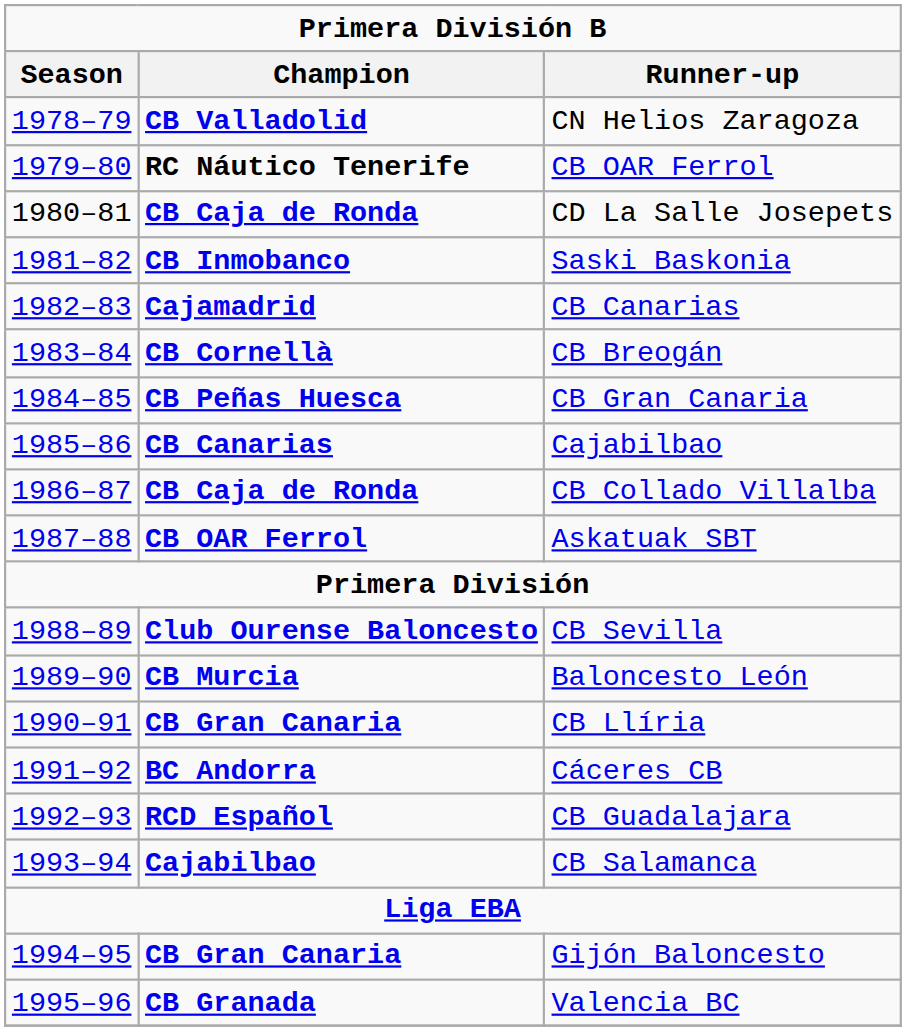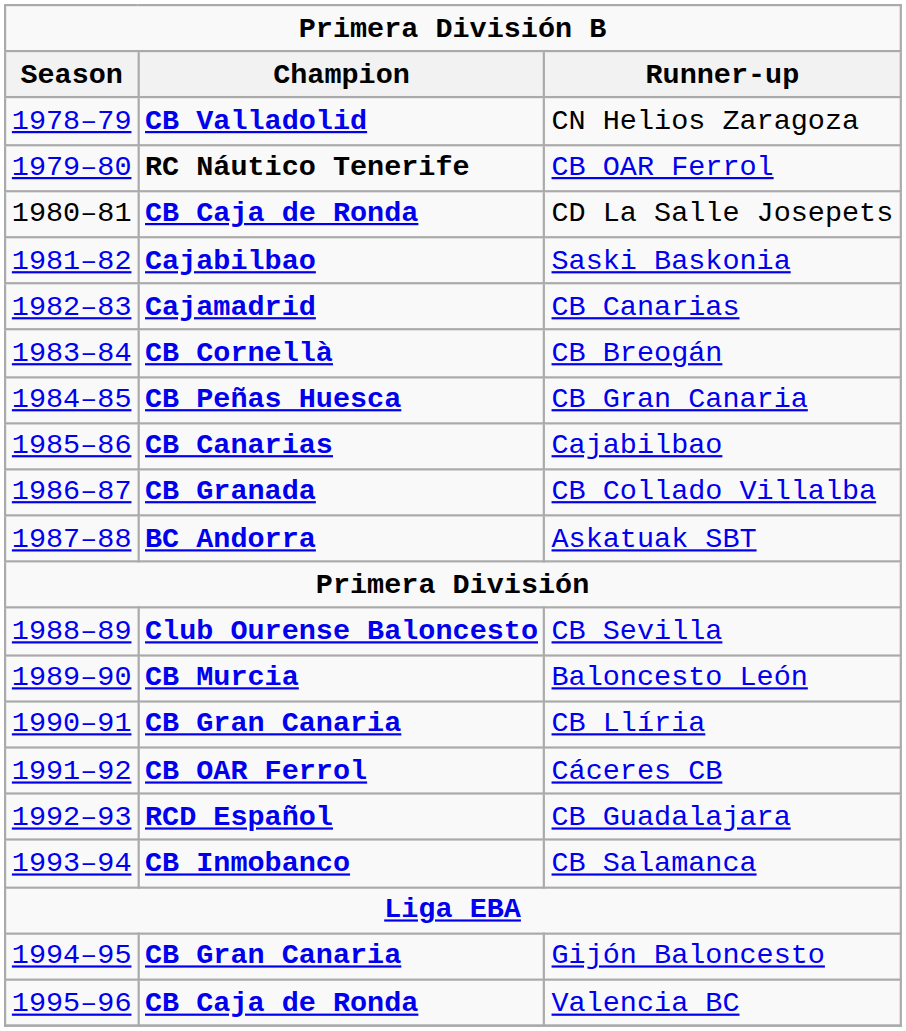(248, 260) CB Inmobanco -> (230, 260) Cajabilbao
(282, 492) CB Caja de Ronda -> (230, 492) CB Granada
(256, 539) CB OAR Ferrol -> (230, 539) BC Andorra
(230, 771) BC Andorra -> (256, 771) CB OAR Ferrol
(230, 864) Cajabilbao -> (248, 864) CB Inmobanco
(230, 1003) CB Granada -> (282, 1003) CB Caja de Ronda
